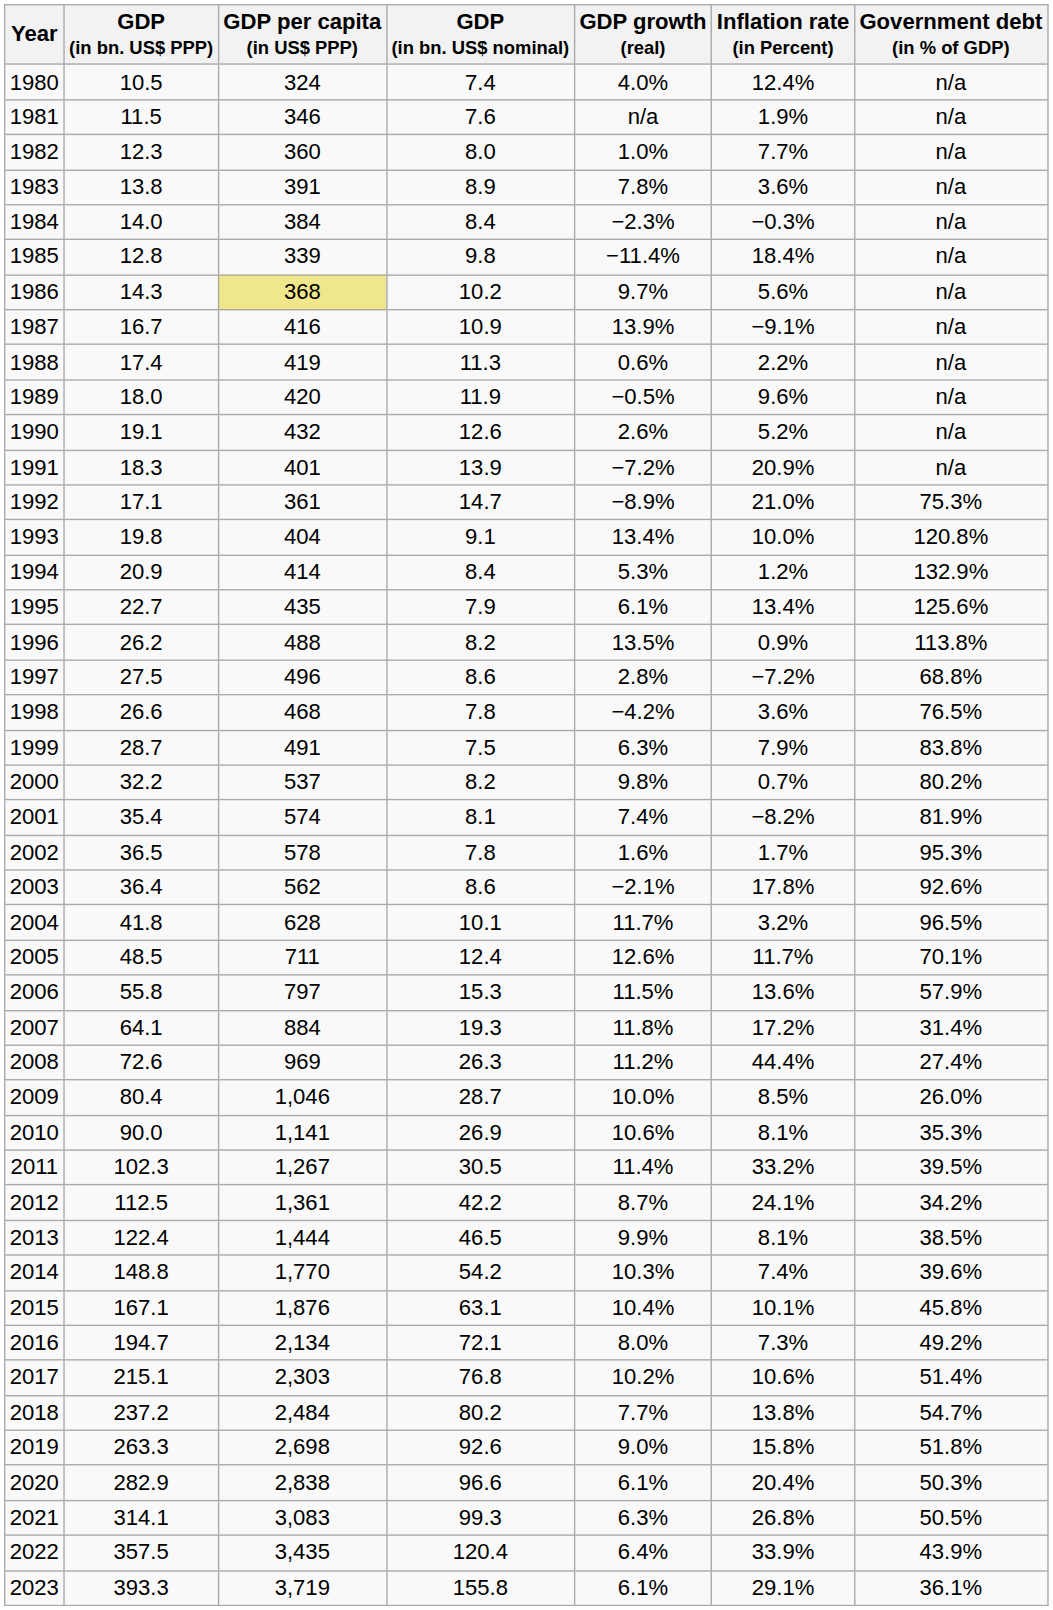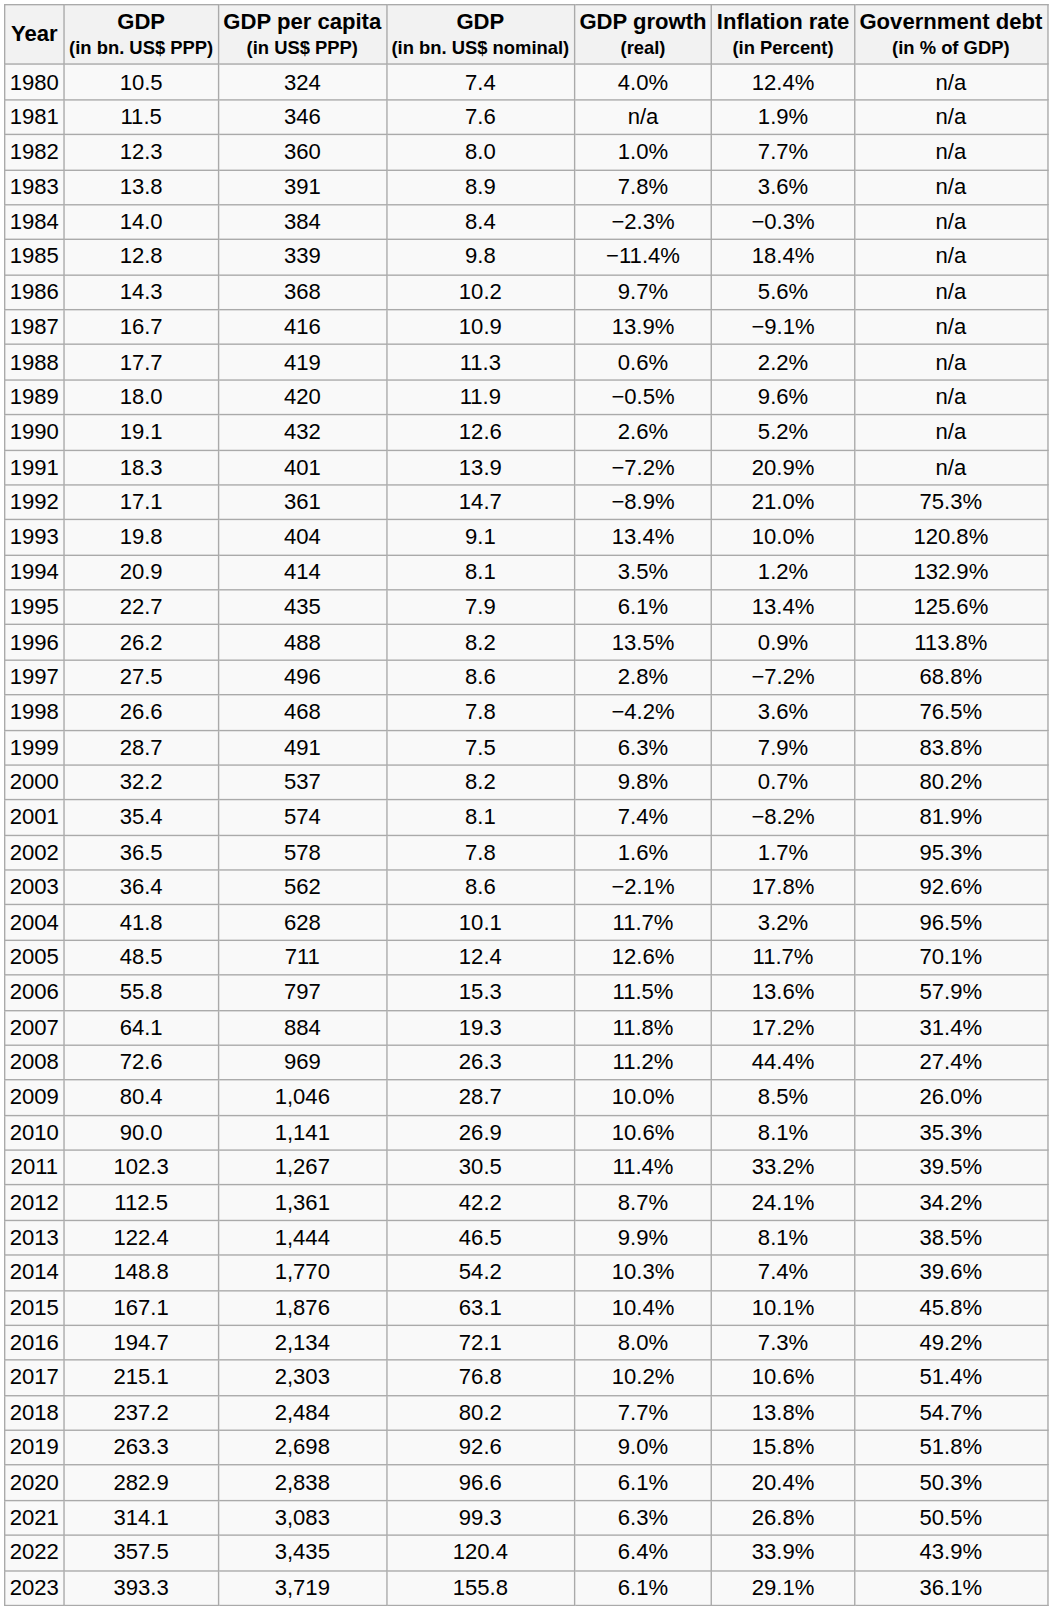(302, 291) khaki background -> (302, 291) no background
(141, 362) 17.4 -> (141, 362) 17.7
(480, 572) 8.4 -> (480, 572) 8.1
(643, 572) 5.3% -> (643, 572) 3.5%
